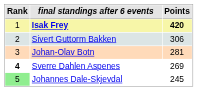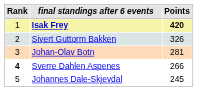(177, 39) 306 -> (177, 39) 326
(177, 66) 269 -> (177, 66) 266
(17, 79) lightgreen background -> (17, 79) no background
